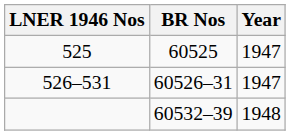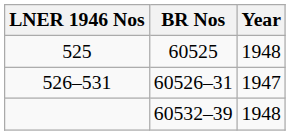(261, 51) 1947 -> (261, 51) 1948
